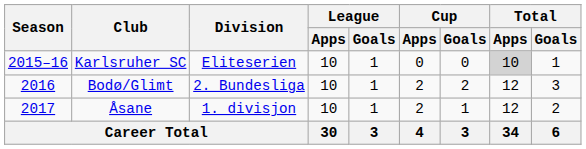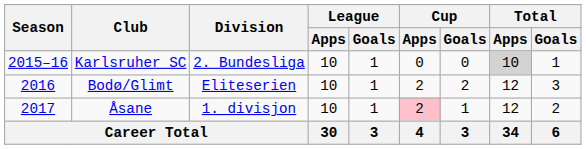(249, 63) Eliteserien -> (249, 63) 2. Bundesliga
(249, 86) 2. Bundesliga -> (249, 86) Eliteserien
(420, 109) no background -> (420, 109) pink background
